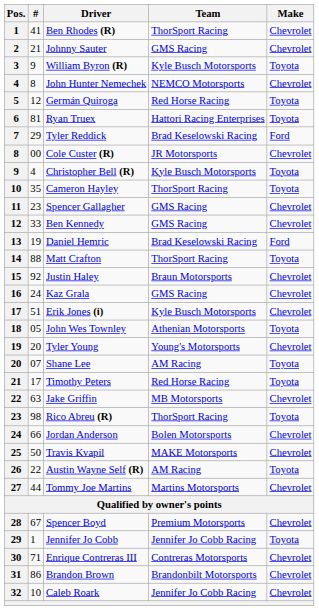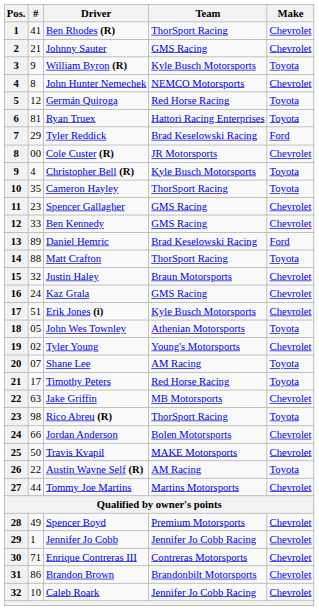(36, 241) 19 -> (36, 241) 89
(36, 276) 92 -> (36, 276) 32
(36, 346) 20 -> (36, 346) 02
(36, 522) 67 -> (36, 522) 49
(284, 539) Toyota -> (291, 539) Chevrolet
